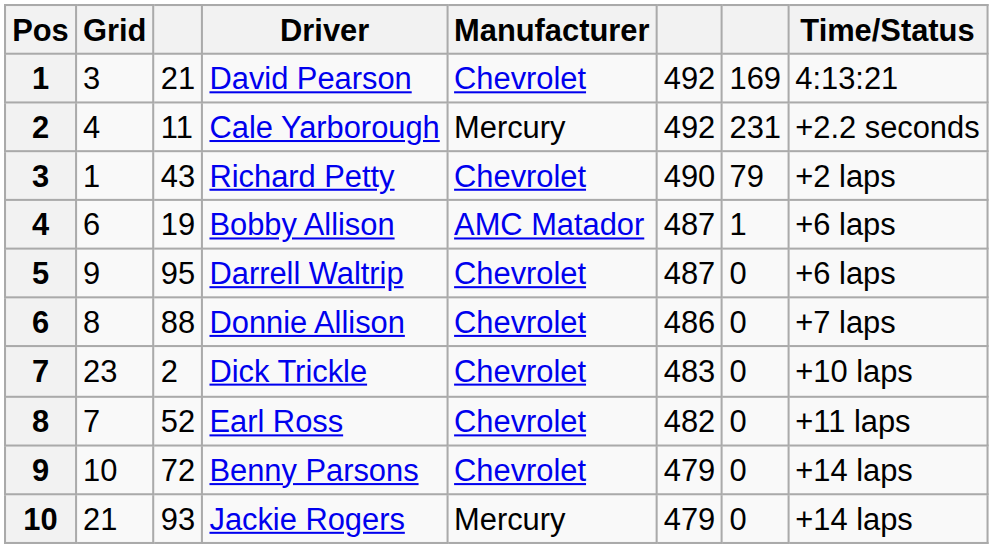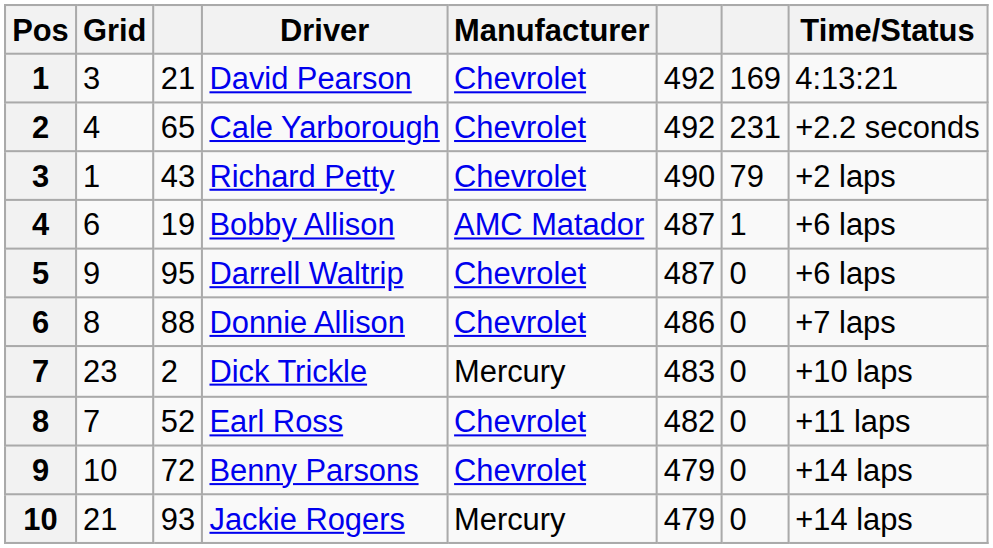(177, 127) 11 -> (178, 127) 65
(510, 127) Mercury -> (520, 127) Chevrolet
(520, 372) Chevrolet -> (510, 372) Mercury
